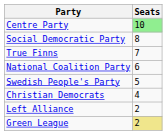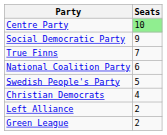(137, 39) 8 -> (137, 39) 9
(137, 123) khaki background -> (137, 123) no background
